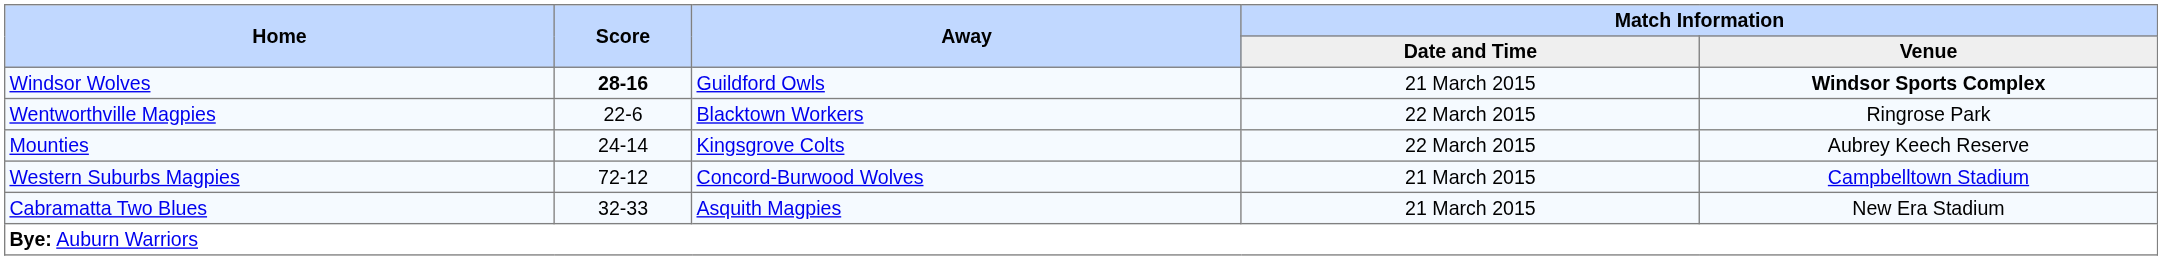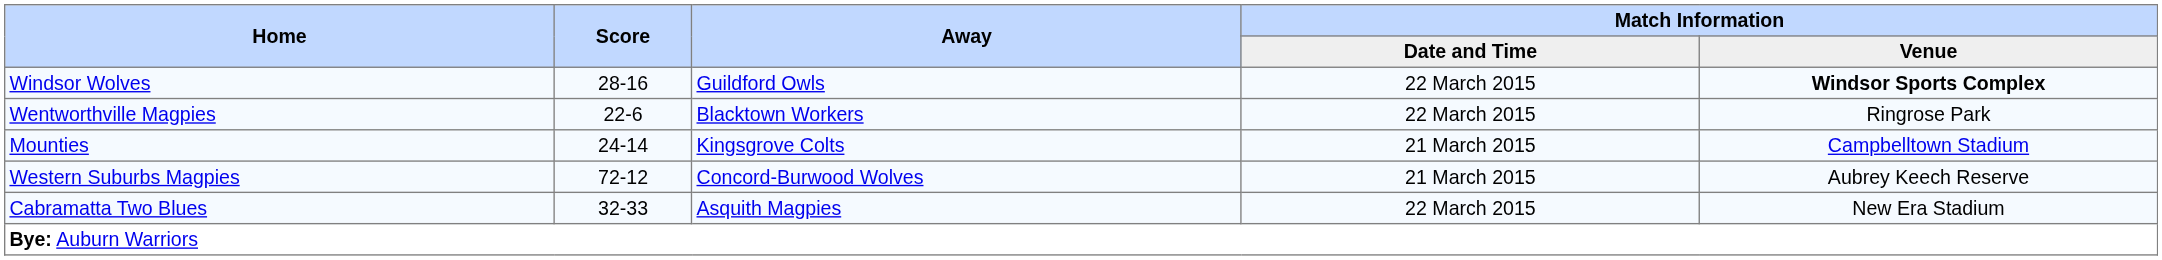(623, 83) bold -> (623, 83) normal
(1470, 83) 21 March 2015 -> (1470, 83) 22 March 2015
(1470, 145) 22 March 2015 -> (1470, 145) 21 March 2015
(1928, 145) Aubrey Keech Reserve -> (1928, 145) Campbelltown Stadium
(1928, 177) Campbelltown Stadium -> (1928, 177) Aubrey Keech Reserve
(1470, 208) 21 March 2015 -> (1470, 208) 22 March 2015
